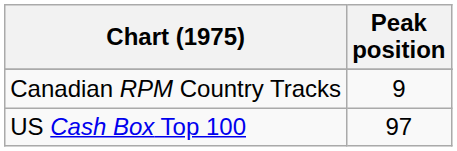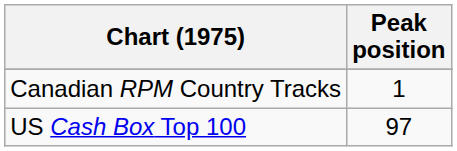(399, 88) 9 -> (399, 88) 1
